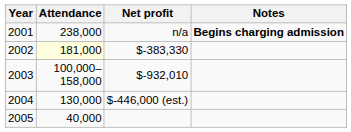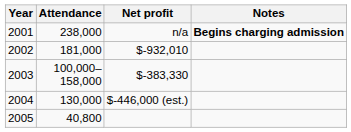(81, 50) lightyellow background -> (81, 50) no background
(162, 50) $-383,330 -> (162, 50) $-932,010
(162, 75) $-932,010 -> (162, 75) $-383,330
(84, 118) 40,000 -> (84, 118) 40,800
